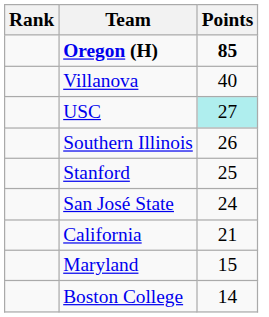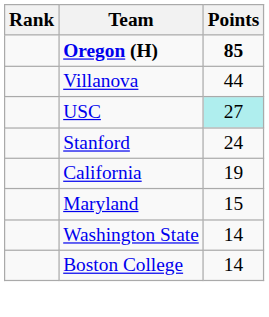(228, 81) 40 -> (233, 81) 44
- row: (128, 142)
(228, 173) 25 -> (233, 142) 24
- row: (119, 204)
(228, 234) 21 -> (233, 173) 19
+ row: (131, 234)
